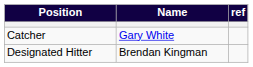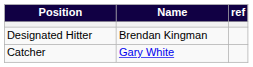rows swapped: (26, 35) <-> (50, 53)
